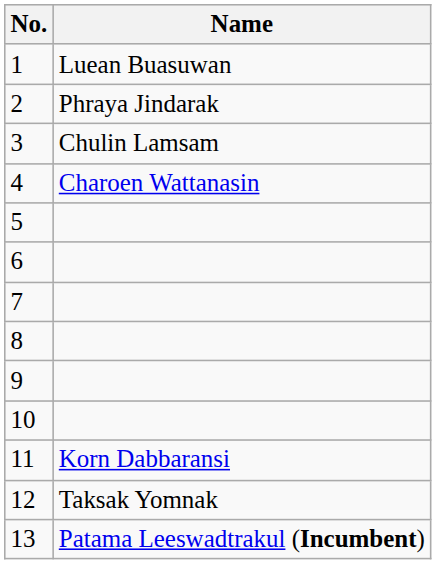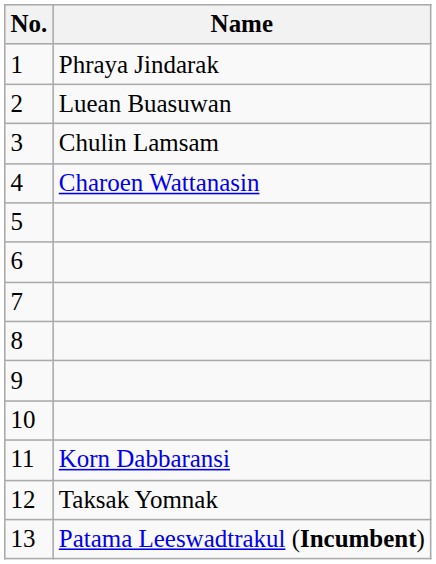(145, 63) Luean Buasuwan -> (139, 63) Phraya Jindarak
(139, 103) Phraya Jindarak -> (145, 103) Luean Buasuwan
